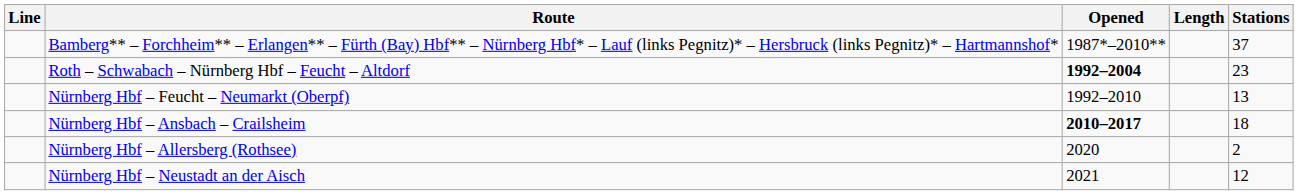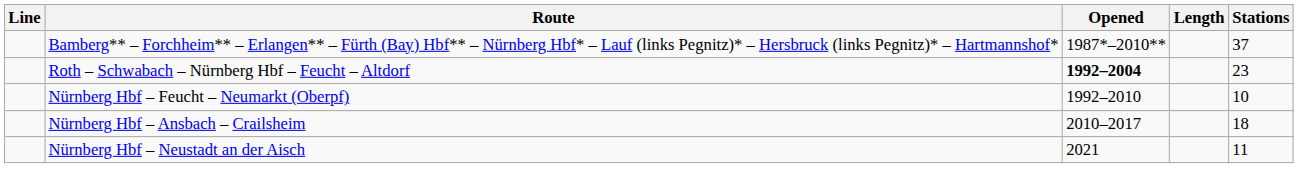(1241, 96) 13 -> (1241, 96) 10
(1104, 123) bold -> (1104, 123) normal
- row: (172, 149)
(1241, 176) 12 -> (1240, 149) 11
